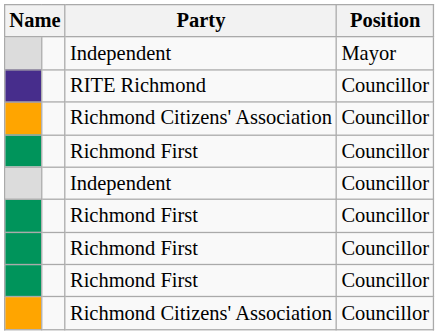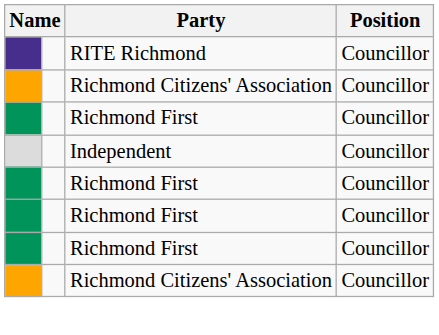- row: (121, 53)
